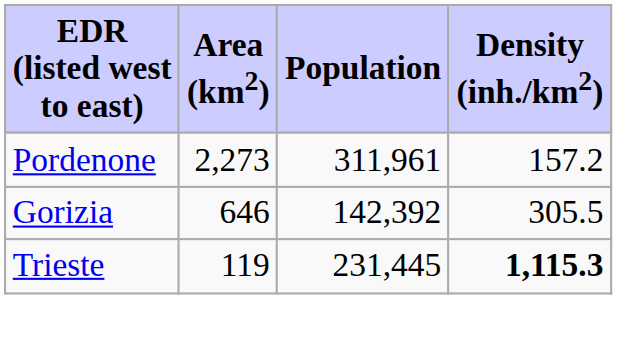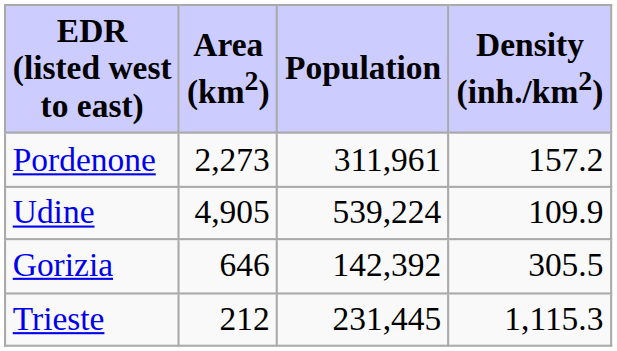+ row: (54, 212)
(245, 265) 119 -> (245, 318) 212
(554, 265) bold -> (554, 318) normal
